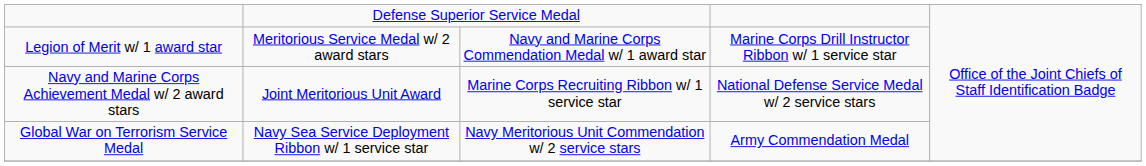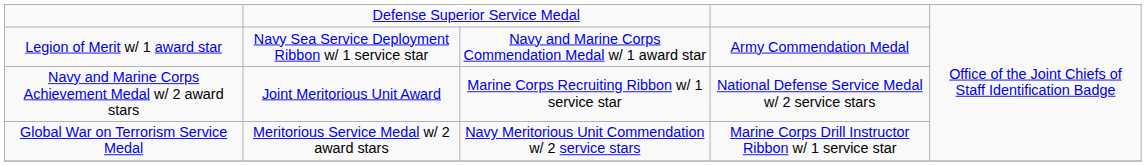(351, 46) Meritorious Service Medal w/ 2 award stars -> (351, 46) Navy Sea Service Deployment Ribbon w/ 1 service star
(820, 46) Marine Corps Drill Instructor Ribbon w/ 1 service star -> (820, 46) Army Commendation Medal
(351, 141) Navy Sea Service Deployment Ribbon w/ 1 service star -> (351, 141) Meritorious Service Medal w/ 2 award stars
(820, 141) Army Commendation Medal -> (820, 141) Marine Corps Drill Instructor Ribbon w/ 1 service star
